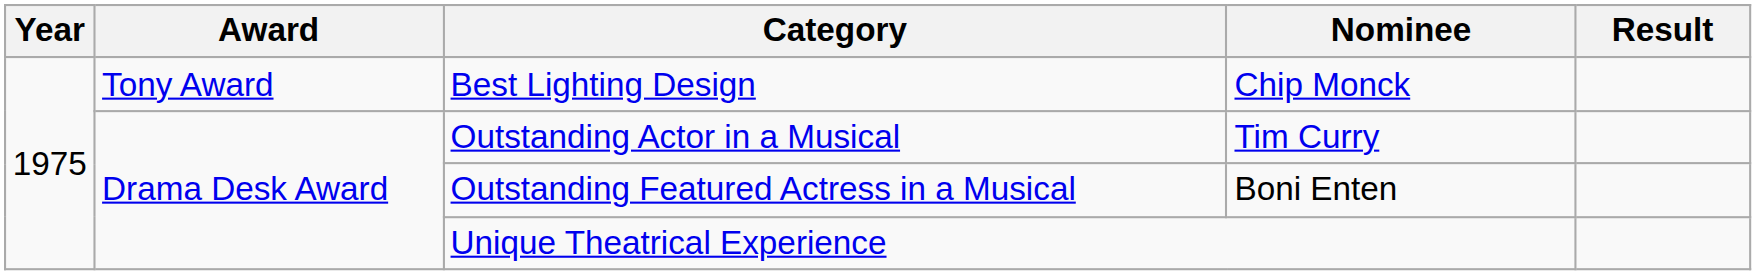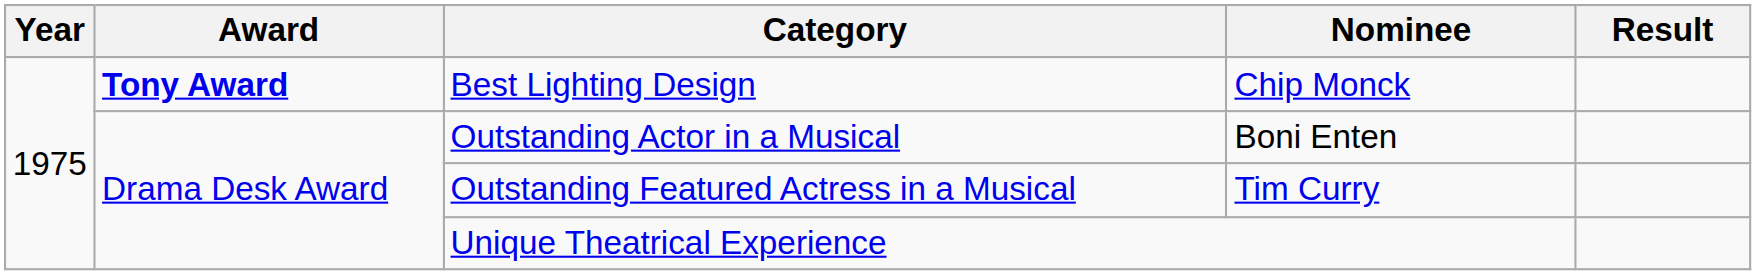(188, 83) normal -> (195, 83) bold
(1307, 136) Tim Curry -> (1316, 136) Boni Enten
(1316, 189) Boni Enten -> (1307, 189) Tim Curry
